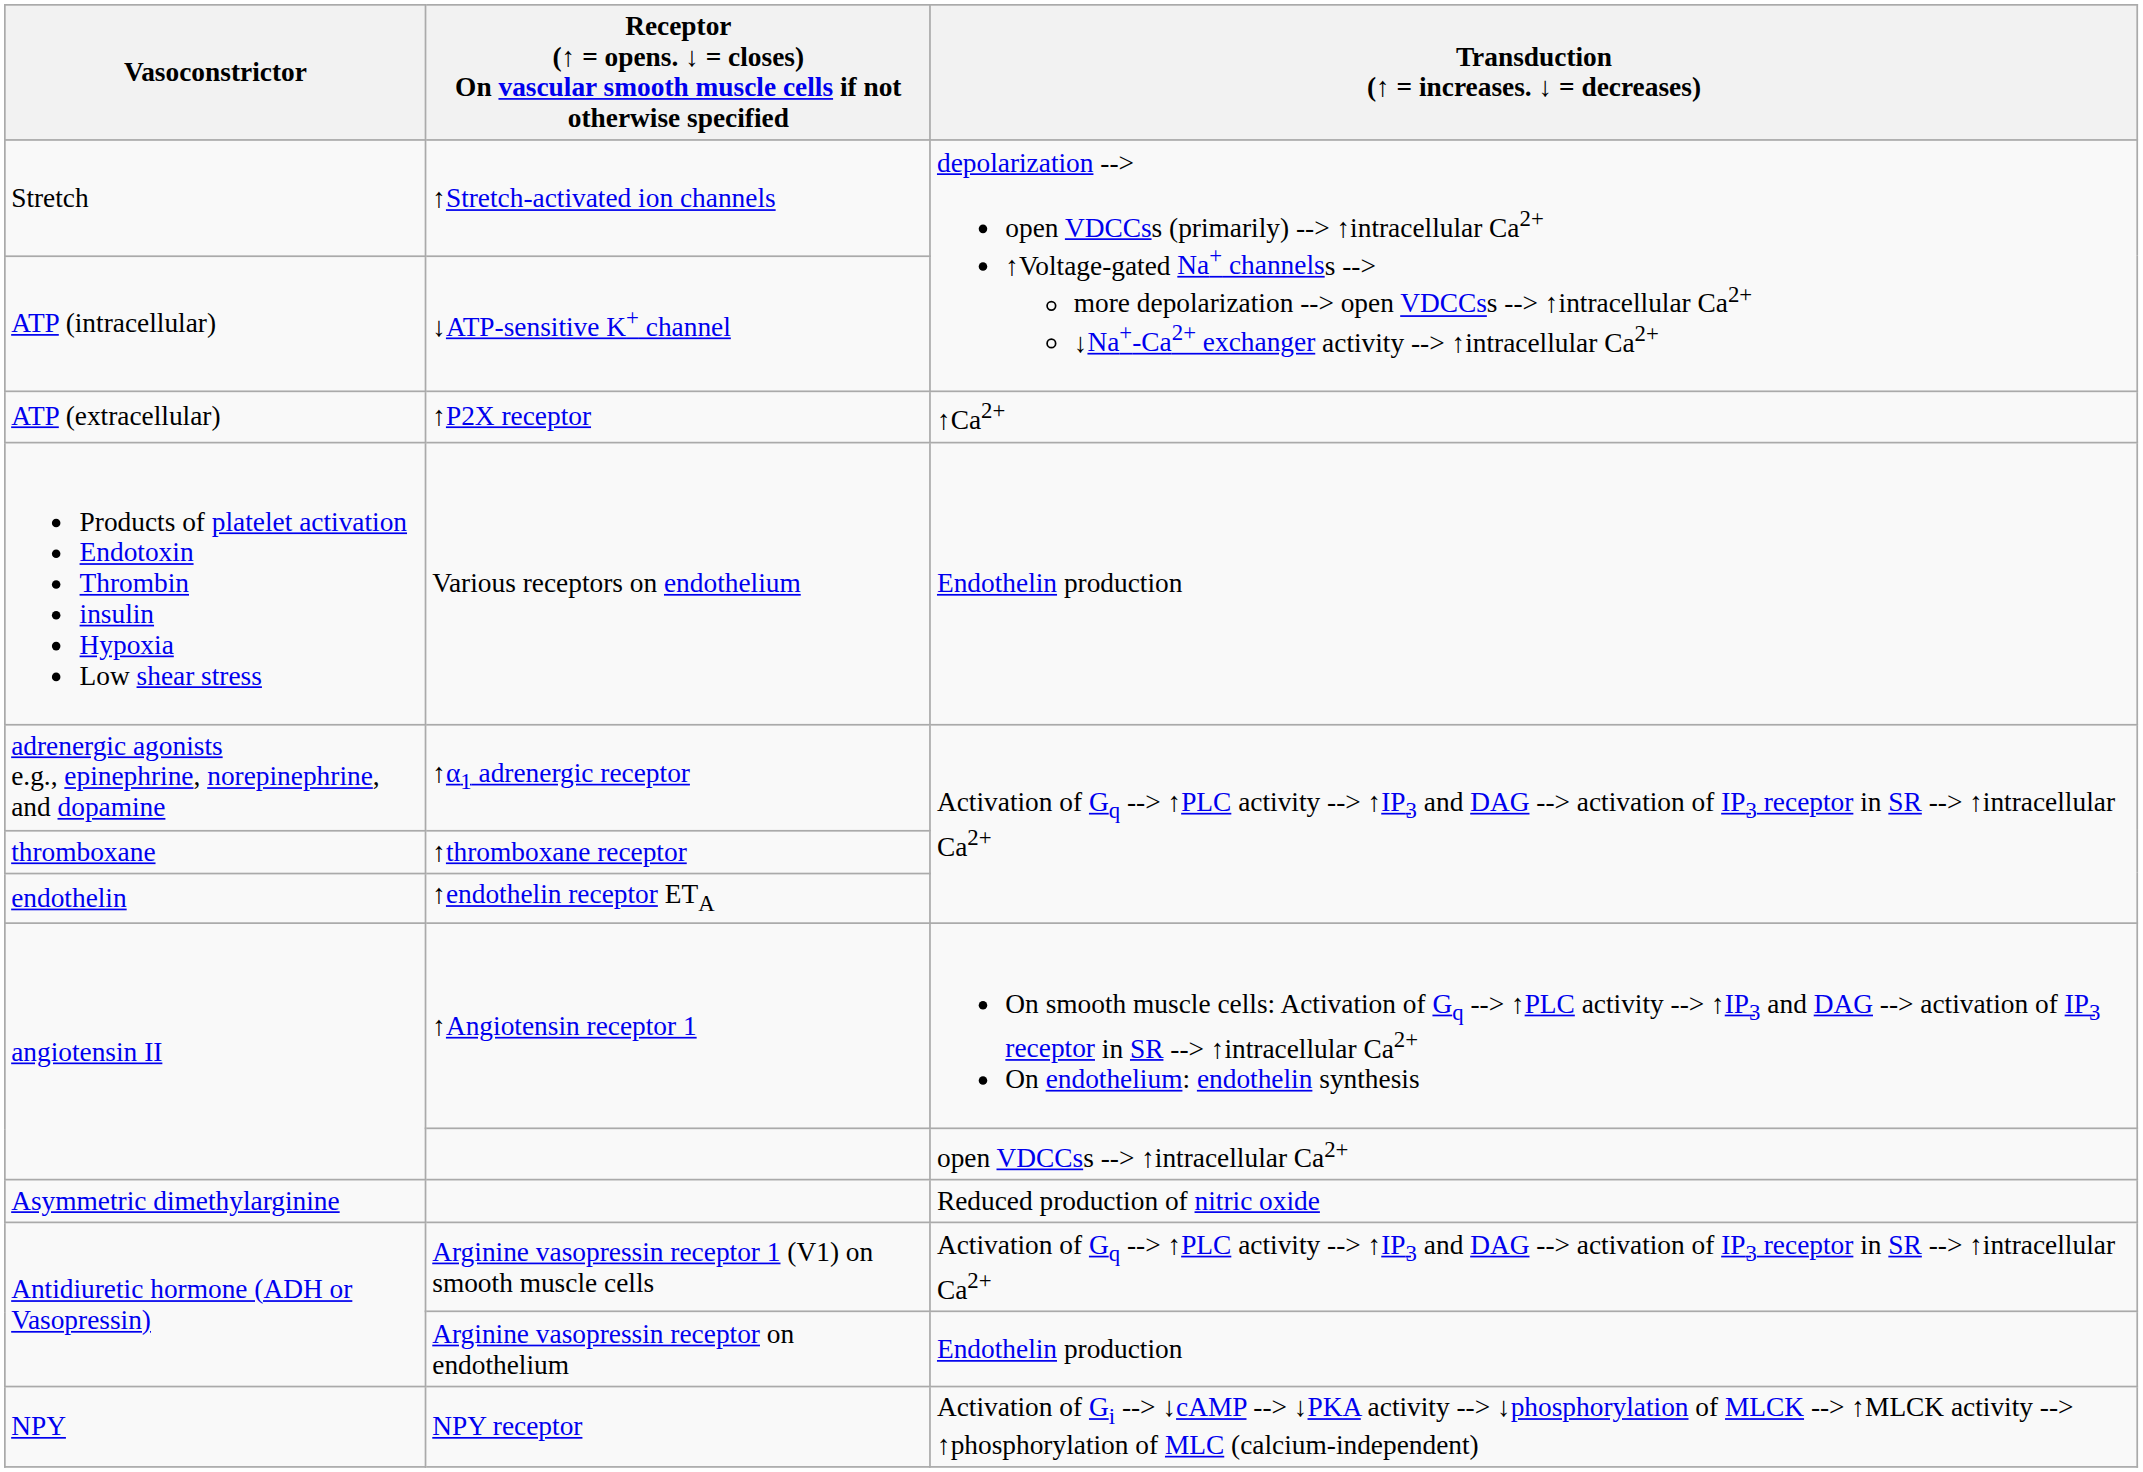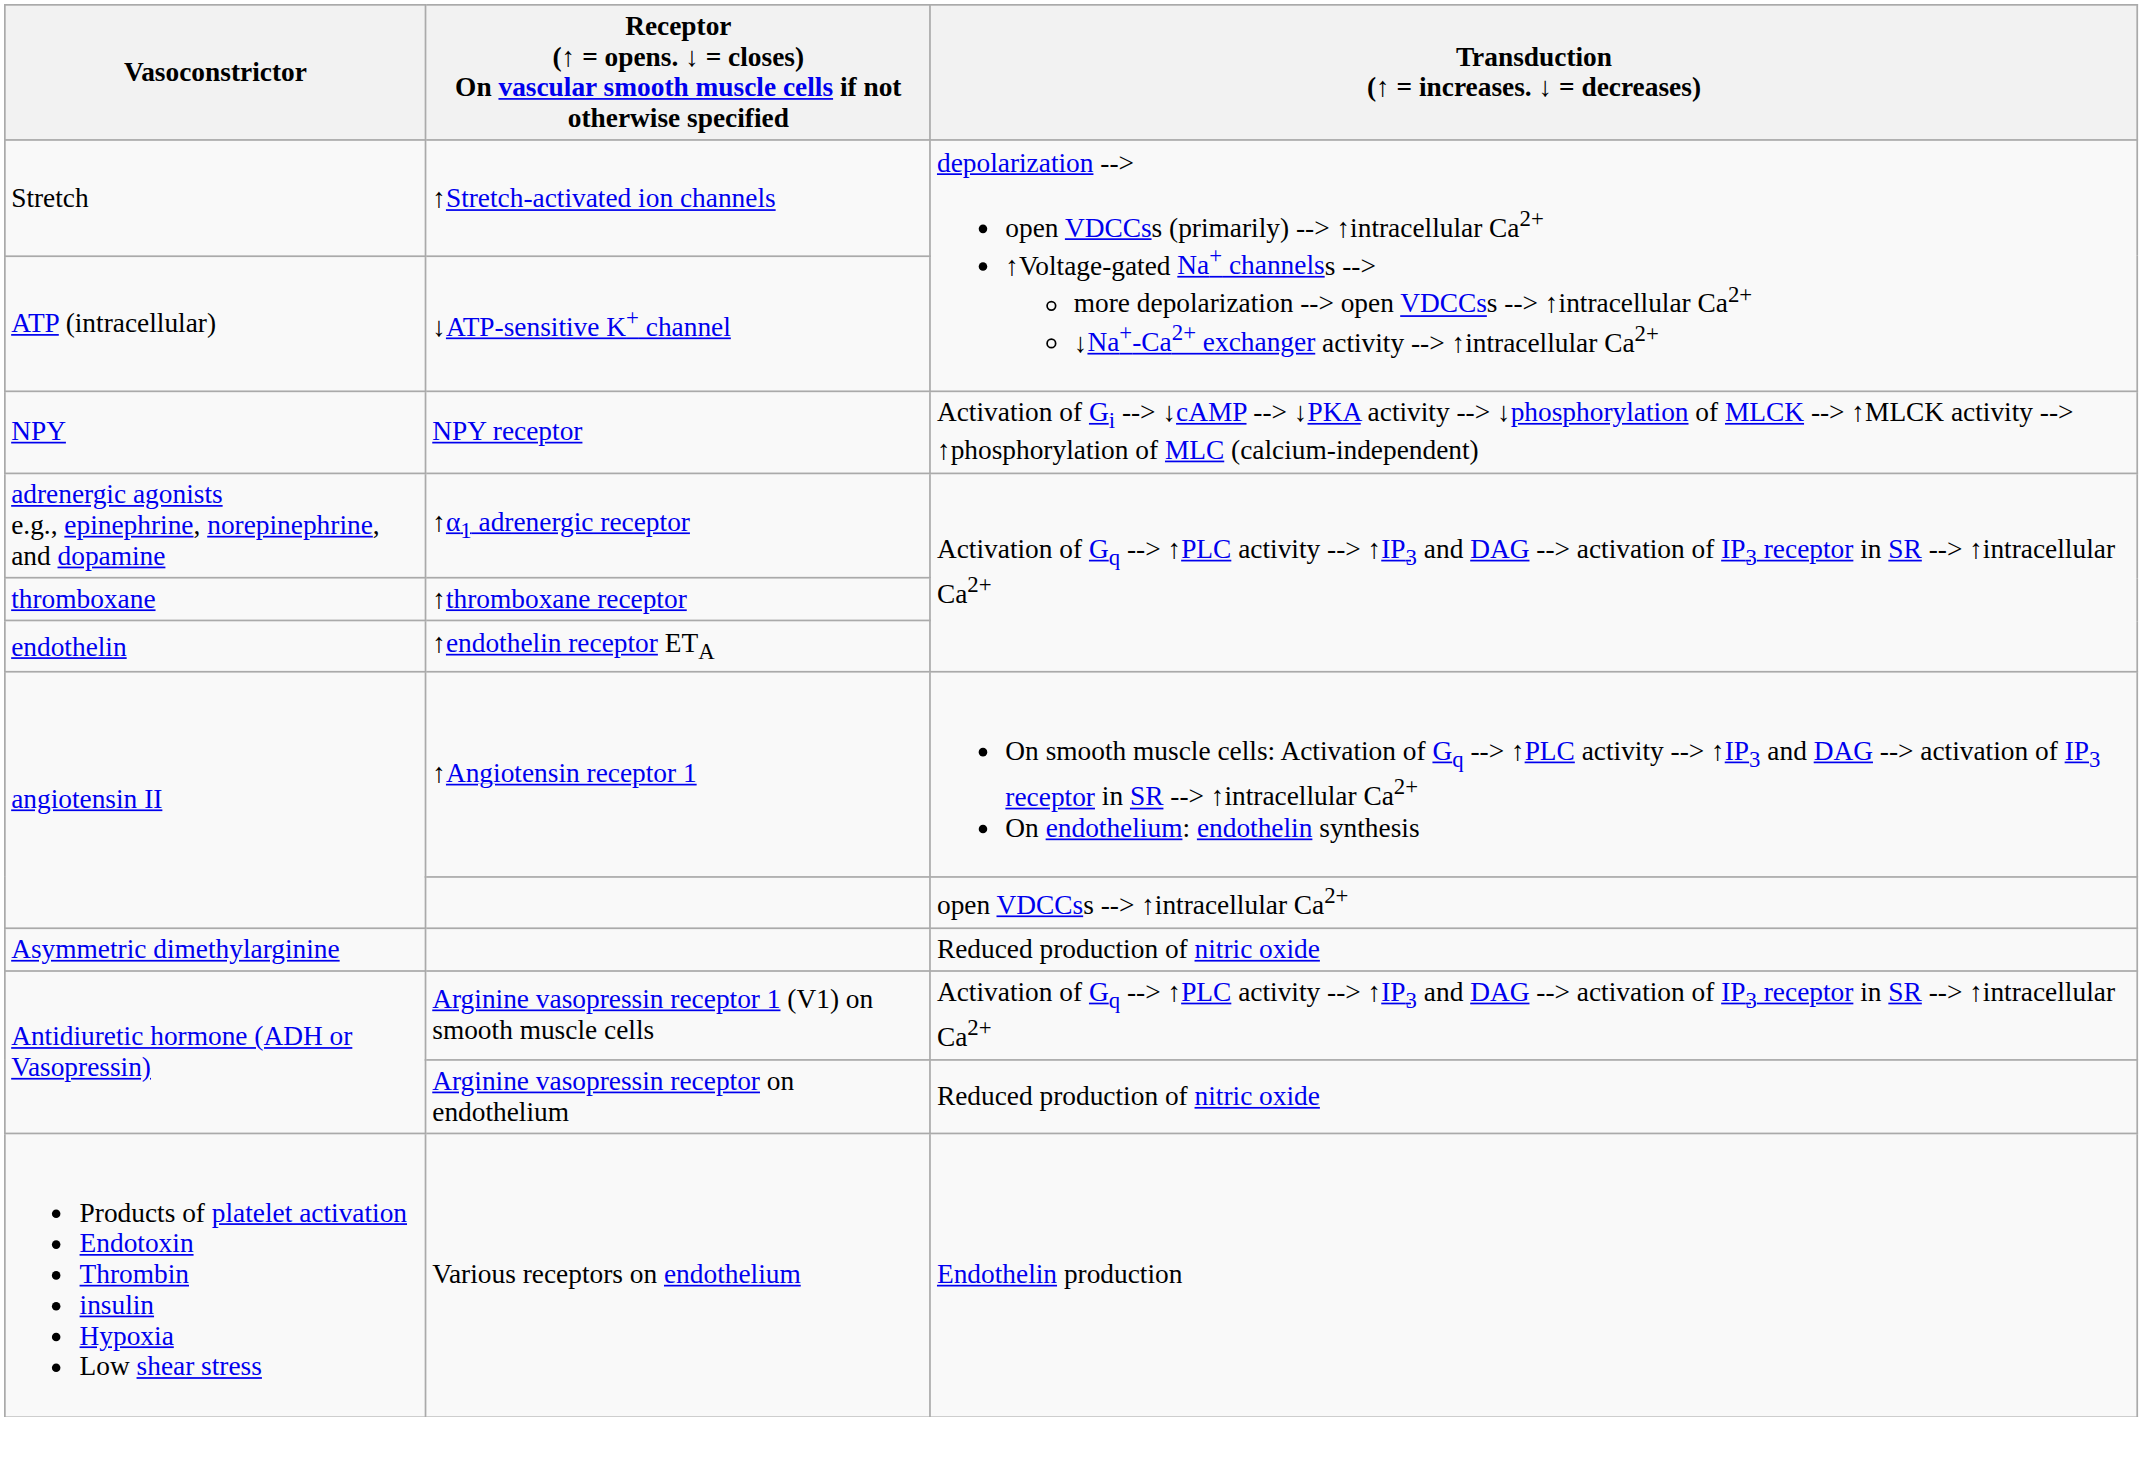- row: (116, 416)
rows swapped: (39, 1426) <-> (215, 599)
(1060, 1348) Endothelin production -> (1128, 1096) Reduced production of nitric oxide
